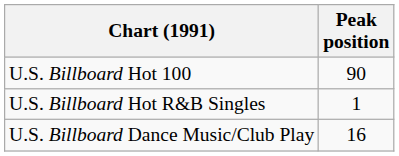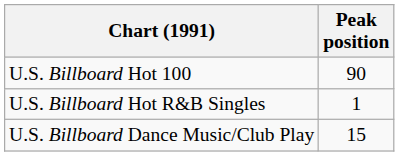(356, 134) 16 -> (356, 134) 15
